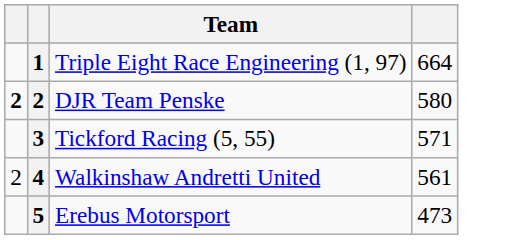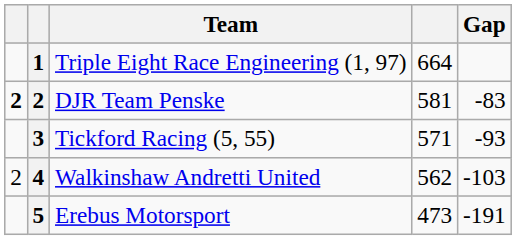+ column: (484, 23)
(435, 100) 580 -> (435, 100) 581
(435, 177) 561 -> (435, 177) 562
